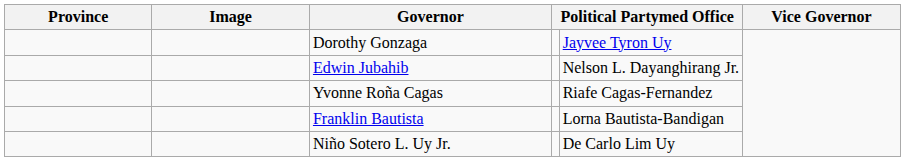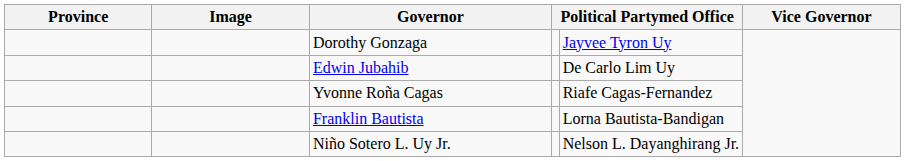(651, 67) Nelson L. Dayanghirang Jr. -> (619, 67) De Carlo Lim Uy
(619, 144) De Carlo Lim Uy -> (651, 144) Nelson L. Dayanghirang Jr.
